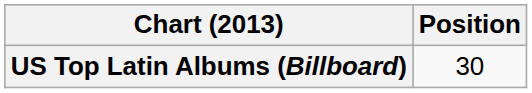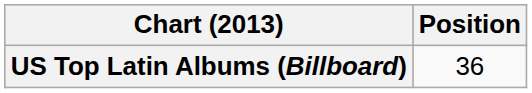(470, 66) 30 -> (470, 66) 36
